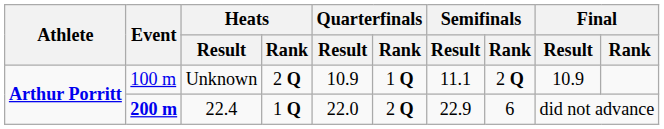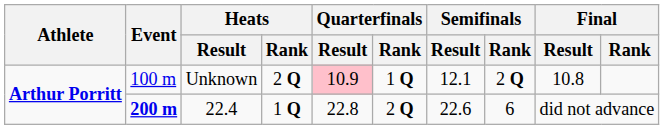(343, 79) no background -> (343, 79) pink background
(456, 79) 11.1 -> (456, 79) 12.1
(568, 79) 10.9 -> (568, 79) 10.8
(343, 109) 22.0 -> (343, 109) 22.8
(456, 109) 22.9 -> (456, 109) 22.6
